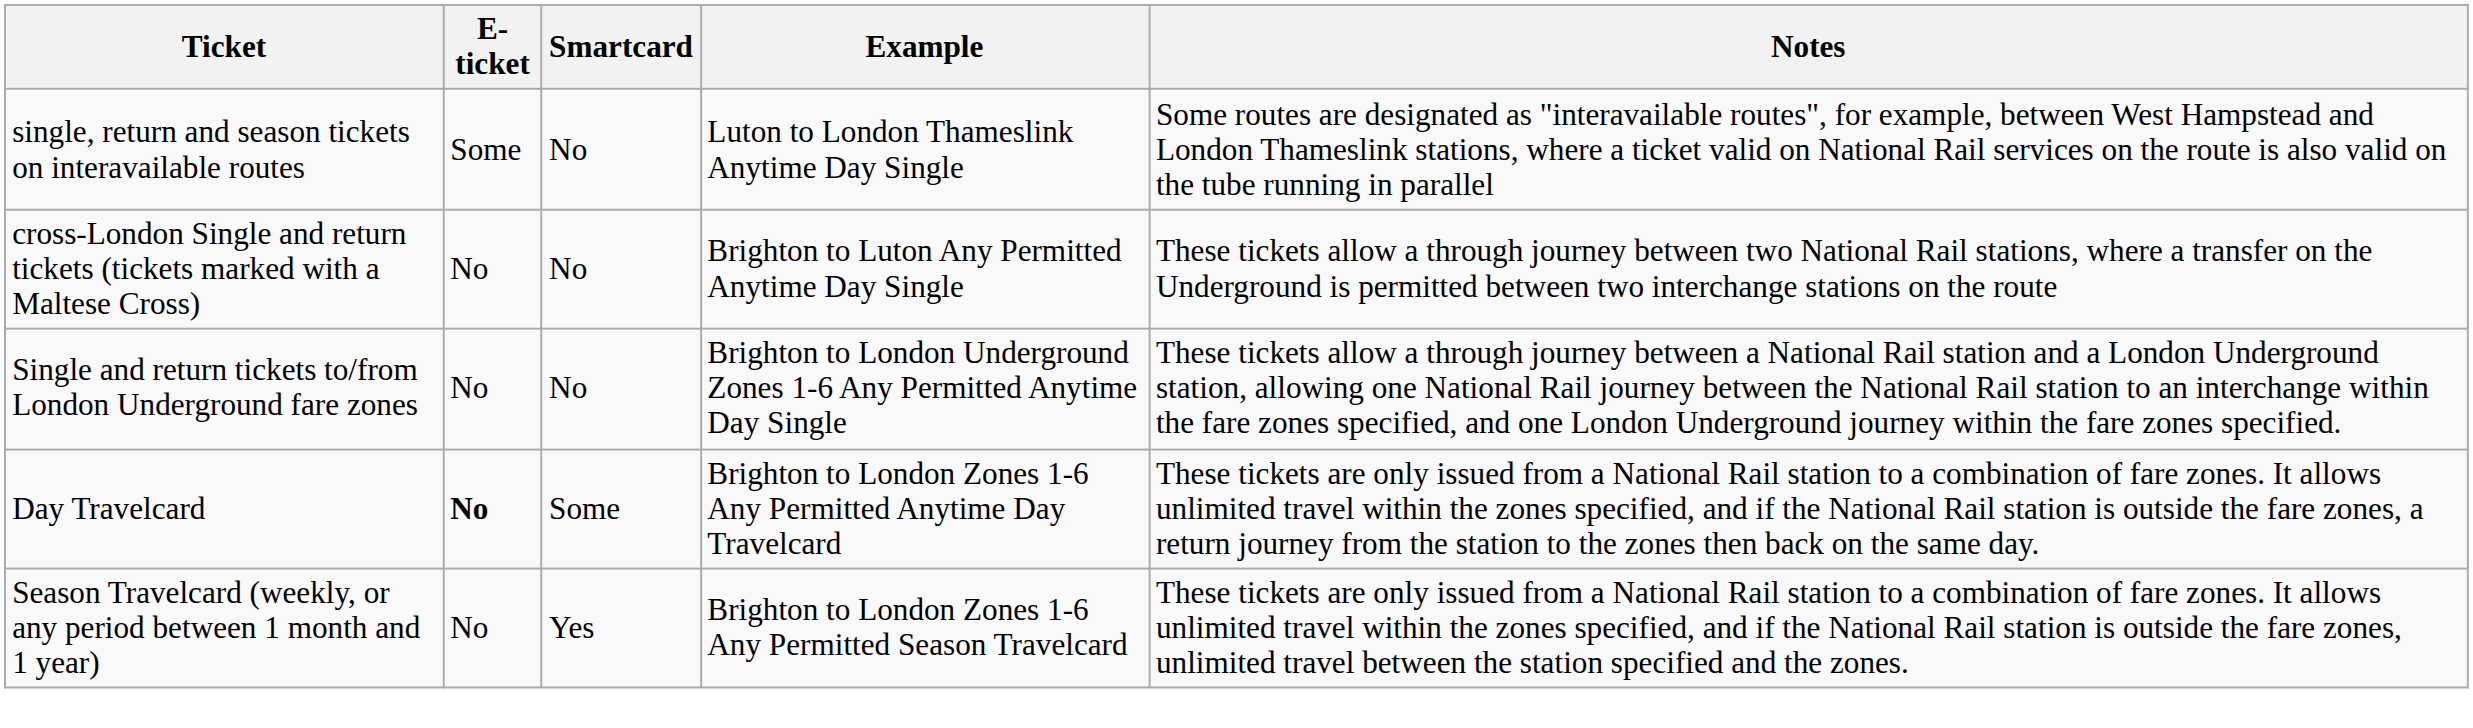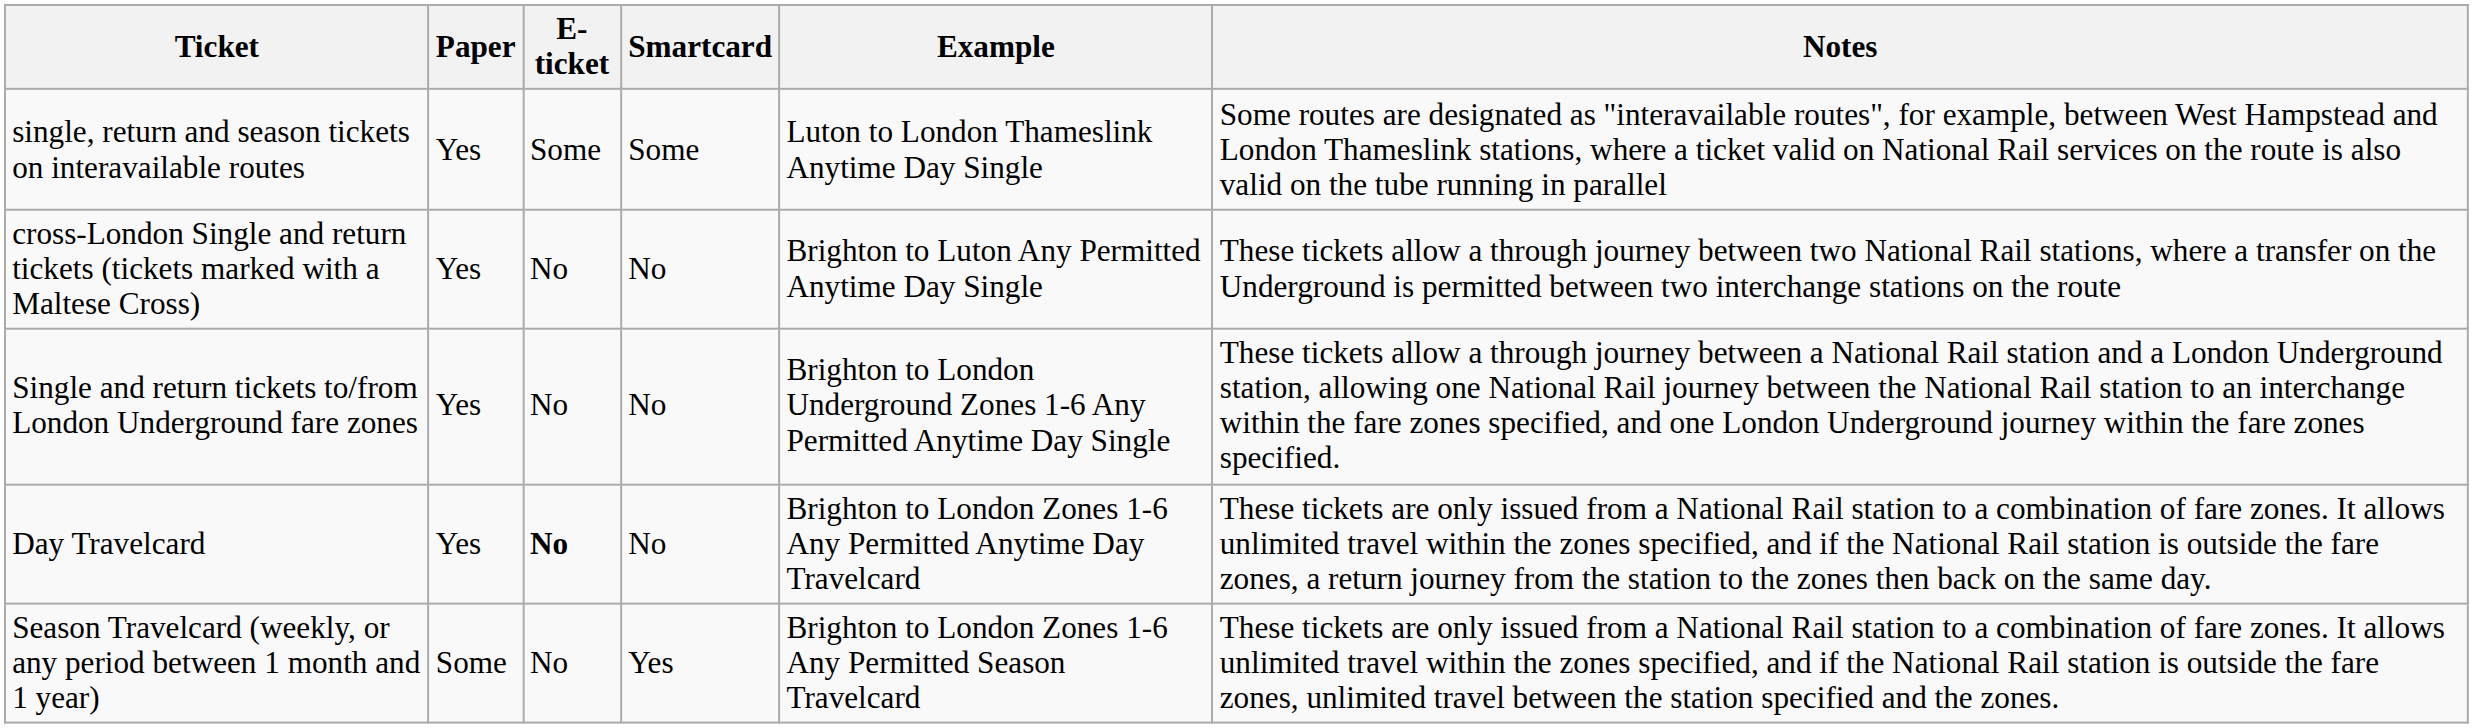+ column: (476, 46)
(568, 148) No -> (664, 148) Some
(585, 507) Some -> (647, 543) No
